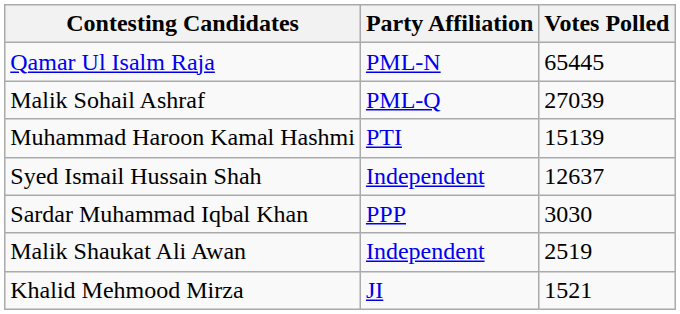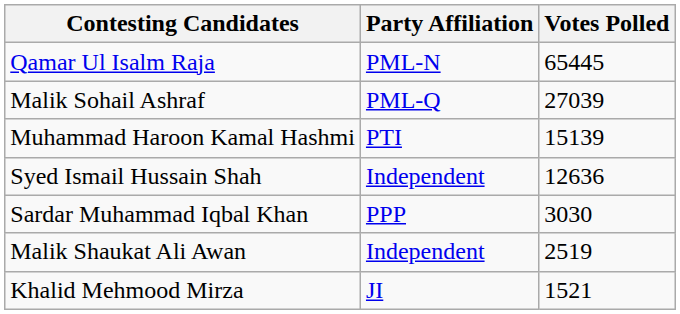(574, 175) 12637 -> (574, 175) 12636
